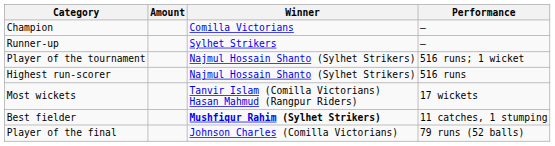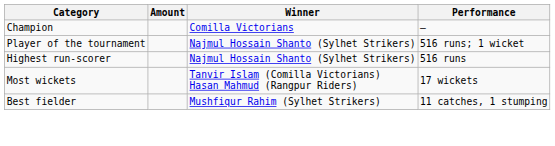- row: (33, 44)
(285, 117) bold -> (285, 102) normal
- row: (62, 133)
